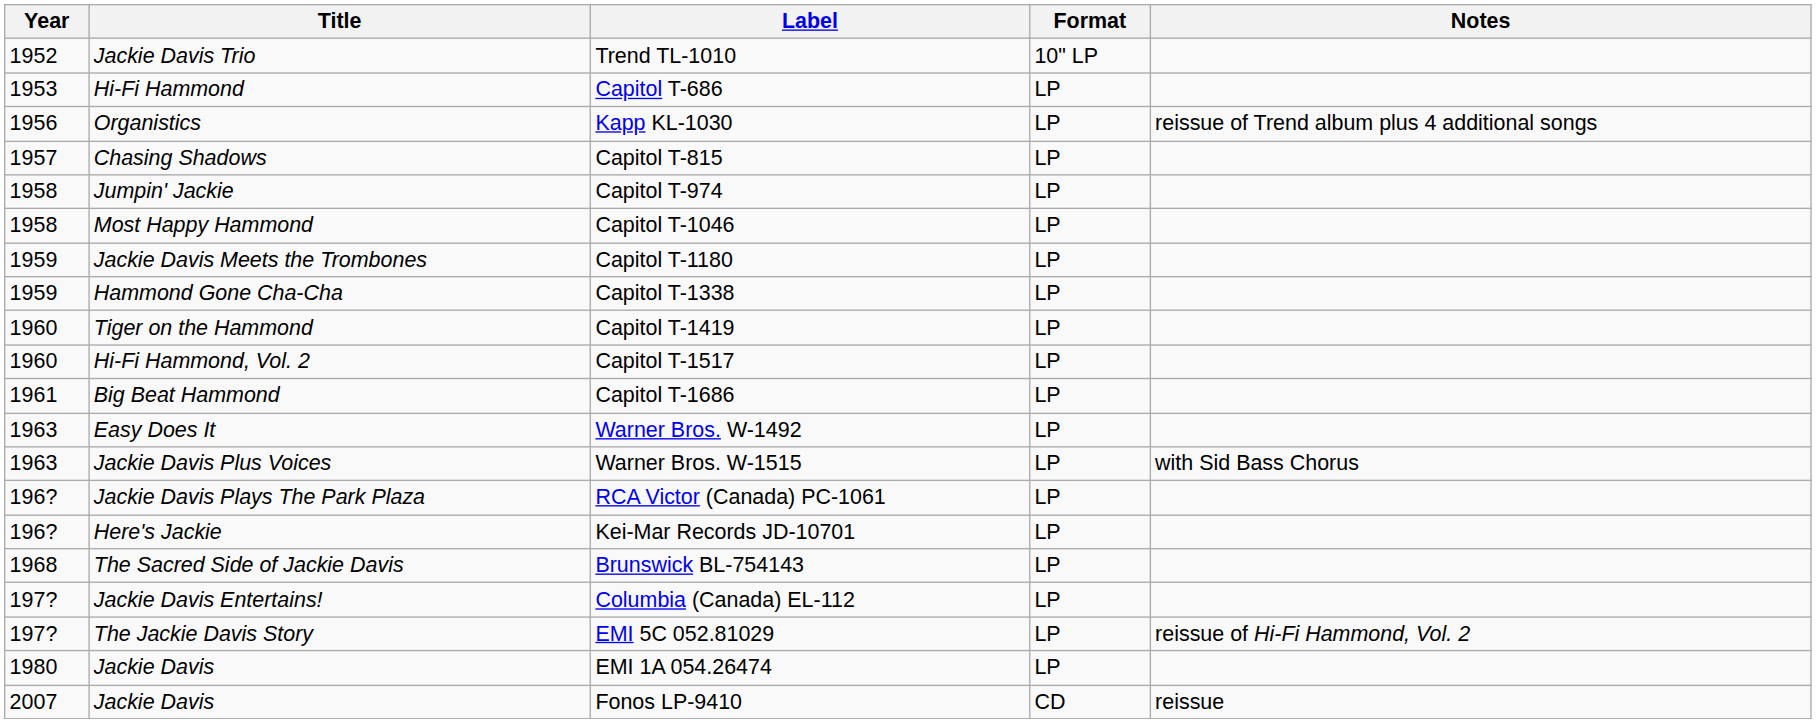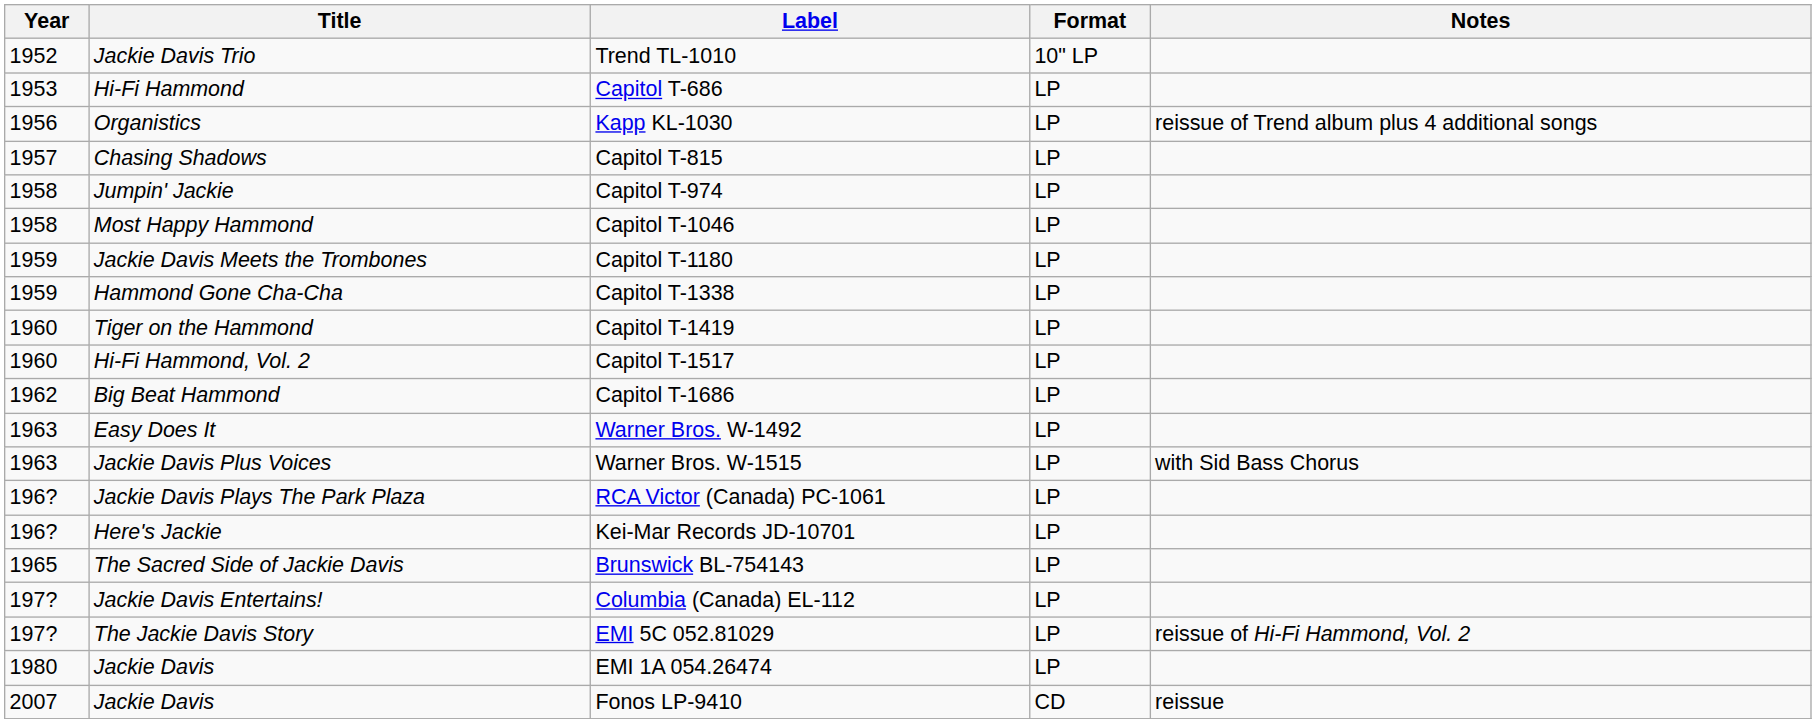(33, 395) 1961 -> (33, 395) 1962
(33, 565) 1968 -> (33, 565) 1965
